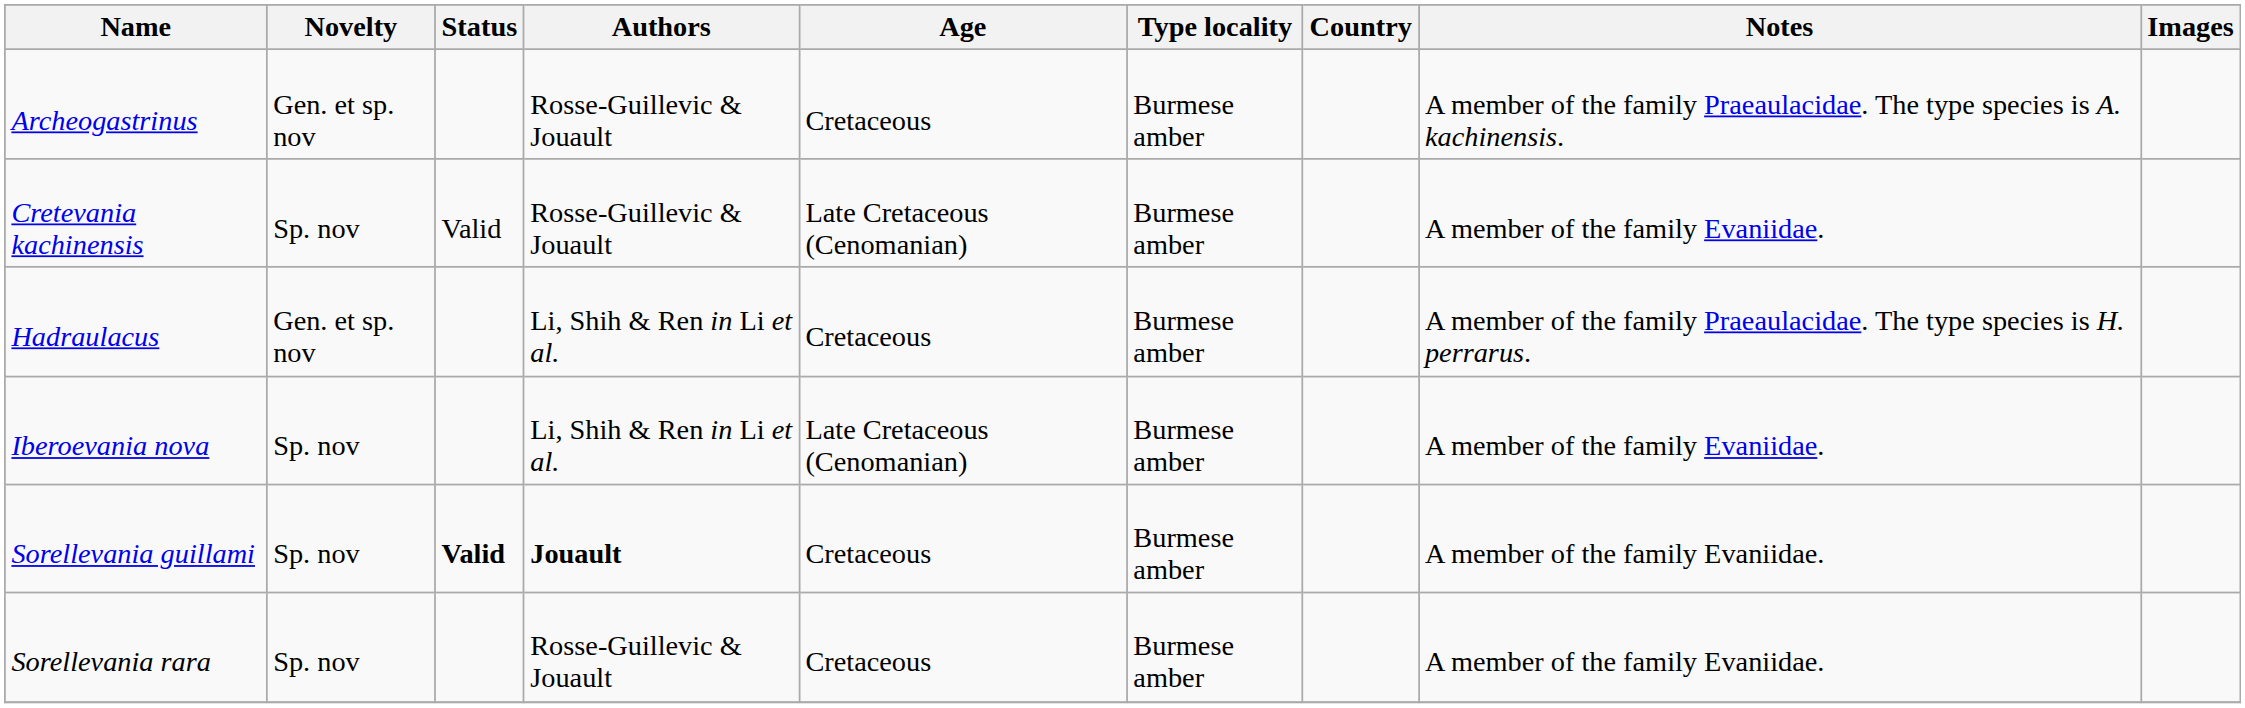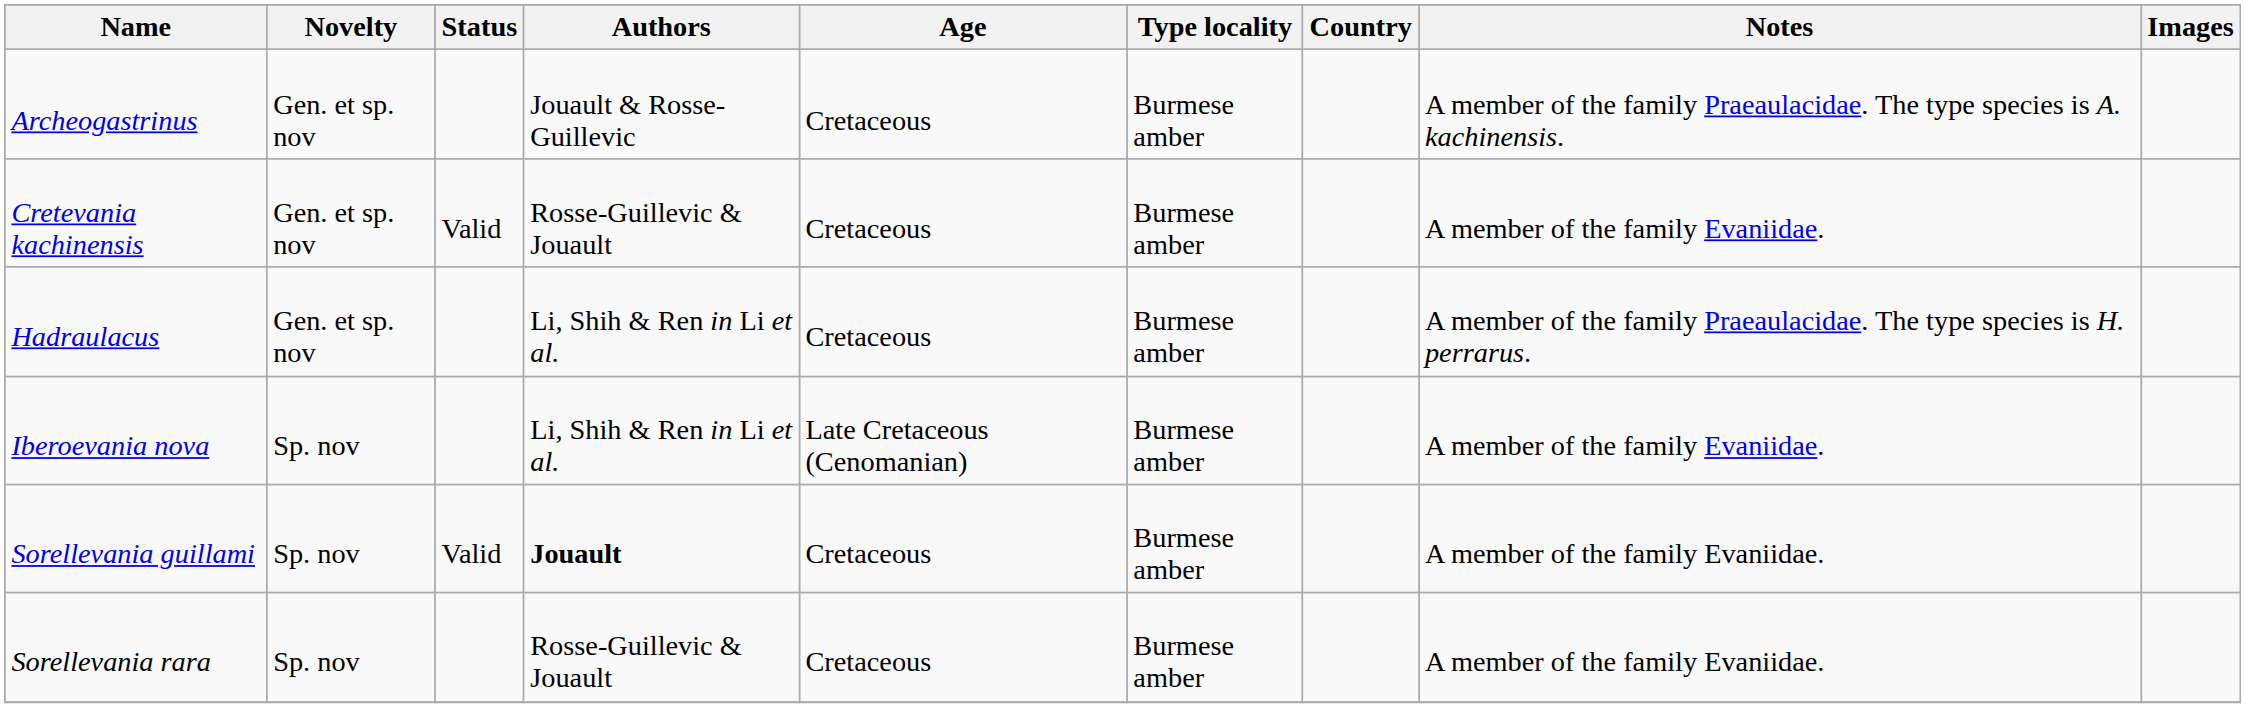(636, 119) Rosse-Guillevic & Jouault -> (628, 119) Jouault & Rosse-Guillevic
(316, 228) Sp. nov -> (334, 228) Gen. et sp. nov
(897, 228) Late Cretaceous (Cenomanian) -> (868, 228) Cretaceous
(473, 554) bold -> (472, 554) normal
